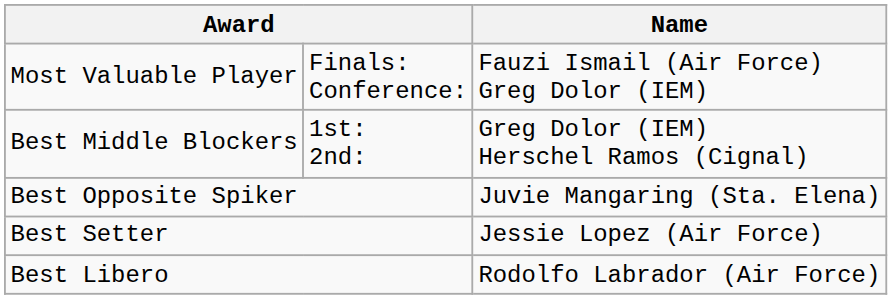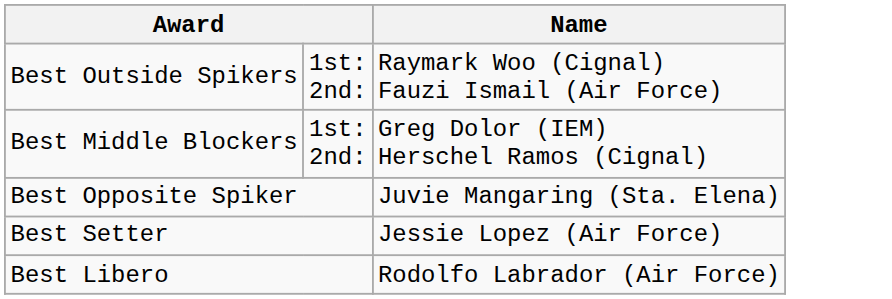- row: (154, 77)
+ row: (154, 77)
